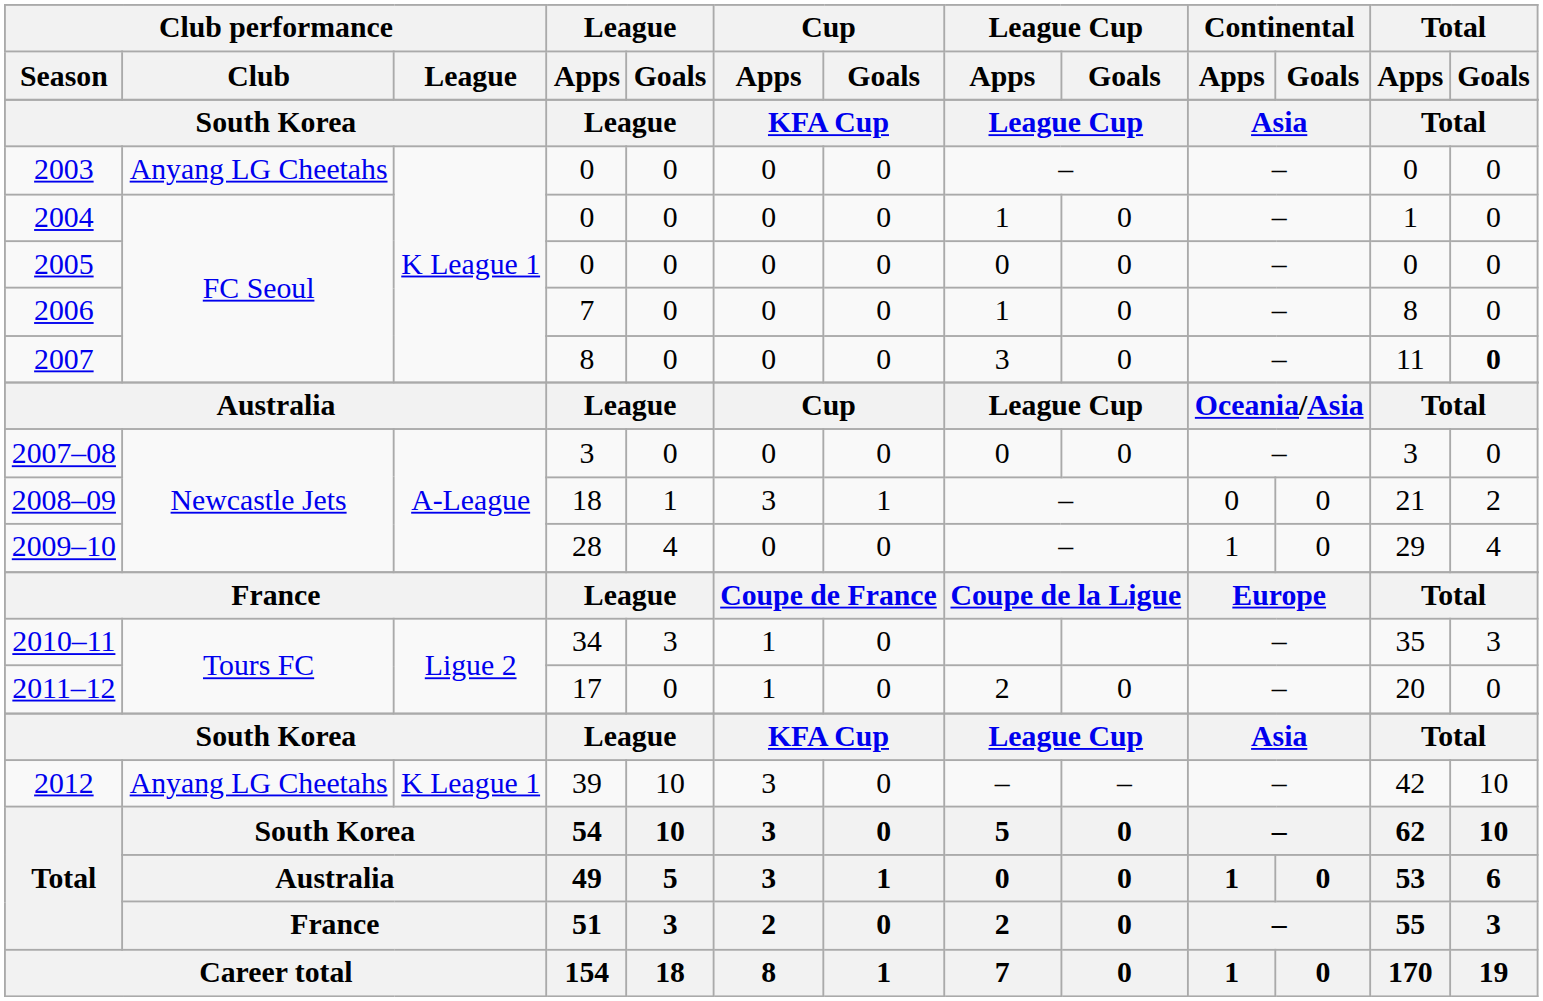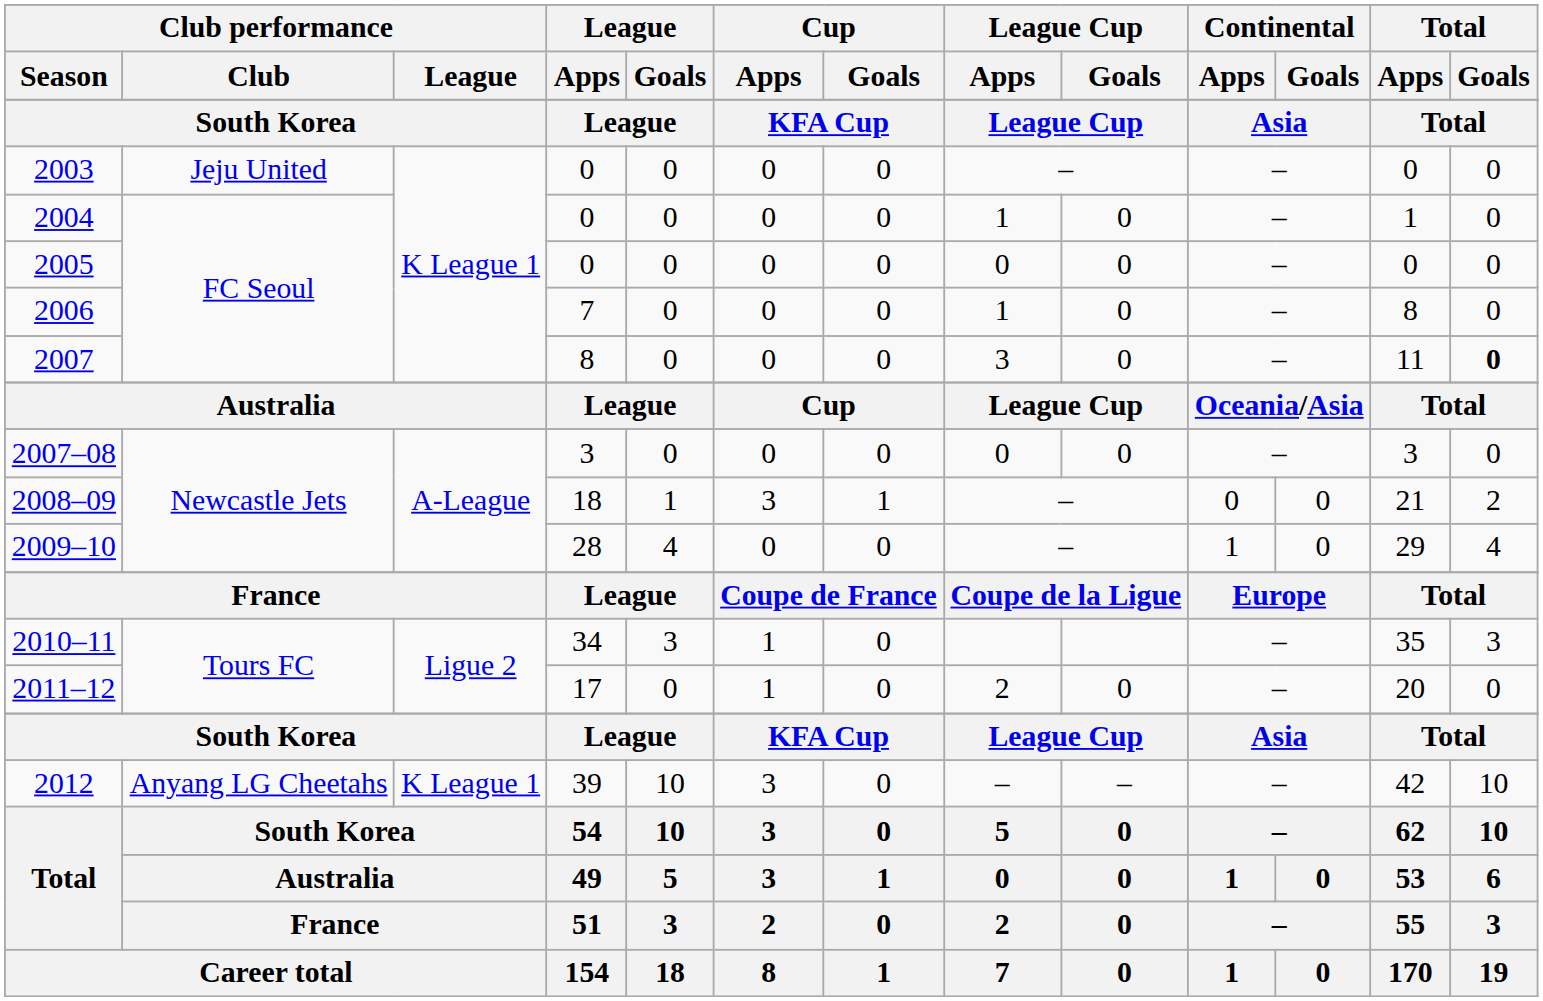(259, 169) Anyang LG Cheetahs -> (259, 169) Jeju United
